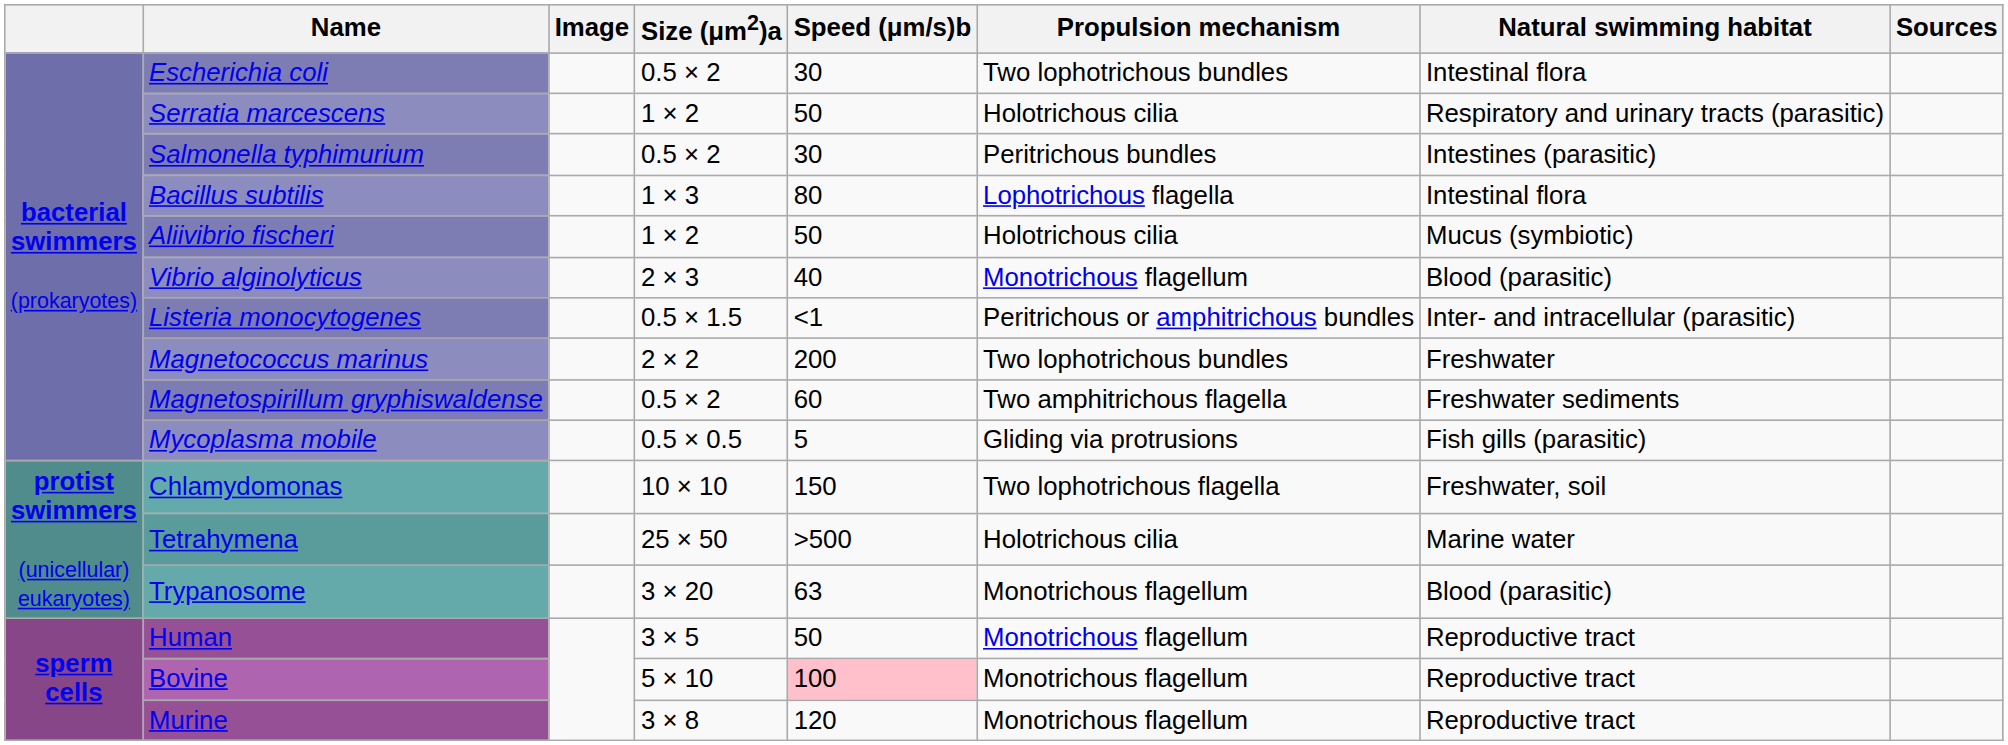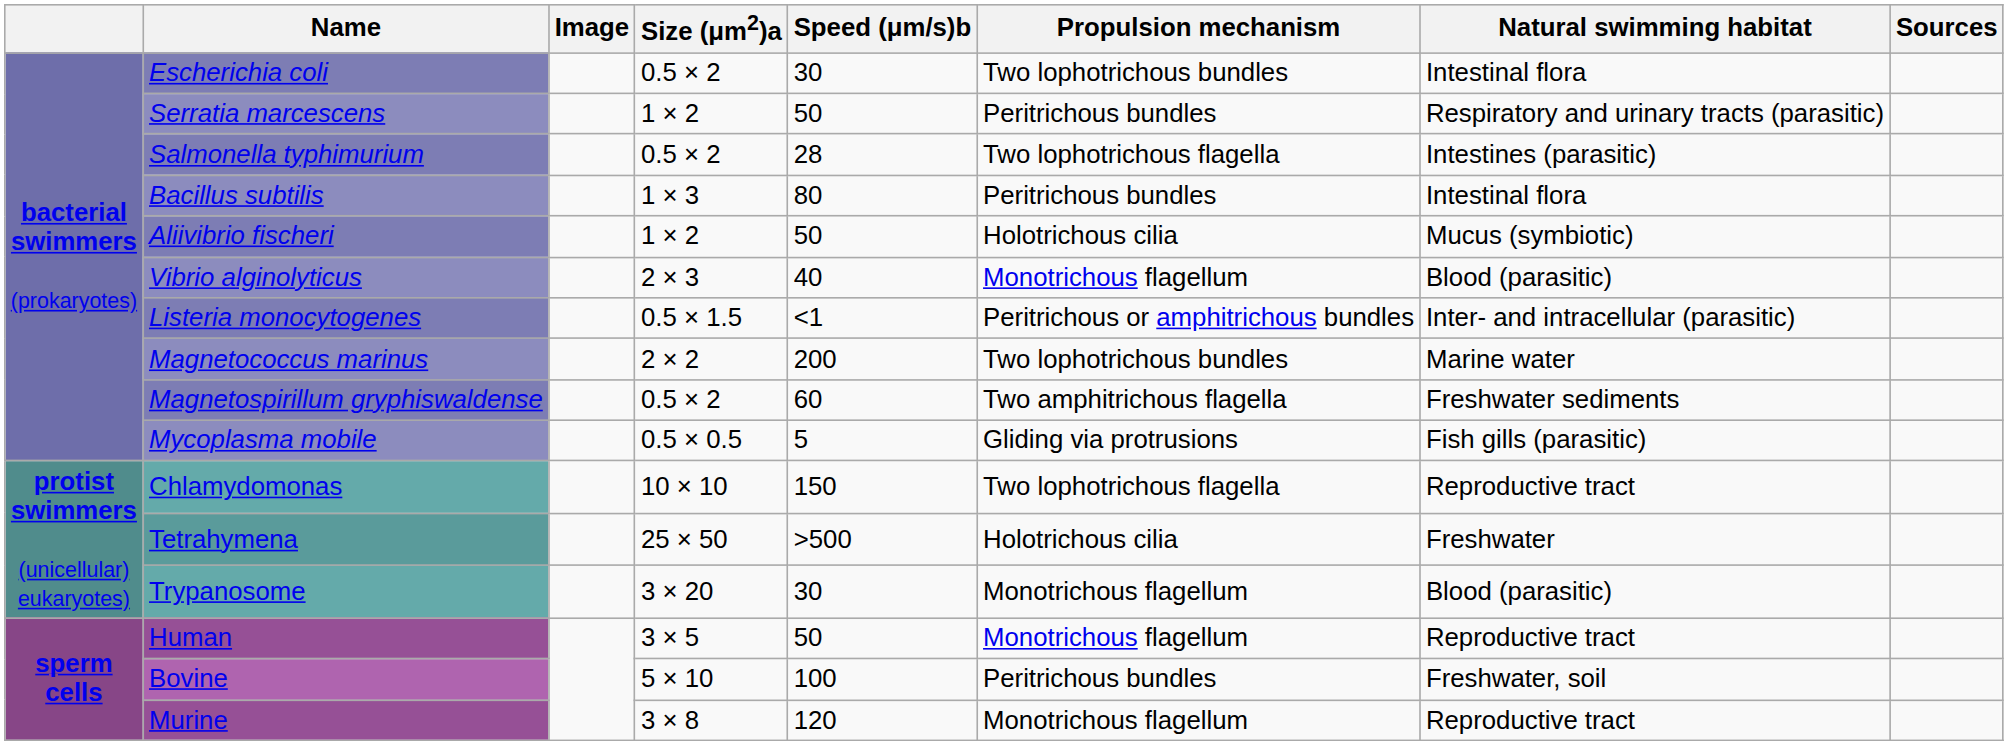(1080, 113) Holotrichous cilia -> (1100, 113) Peritrichous bundles
(808, 154) 30 -> (808, 154) 28
(1100, 154) Peritrichous bundles -> (1131, 154) Two lophotrichous flagella
(1108, 195) Lophotrichous flagella -> (1100, 195) Peritrichous bundles
(1490, 358) Freshwater -> (1500, 358) Marine water
(1516, 486) Freshwater, soil -> (1530, 486) Reproductive tract
(1500, 539) Marine water -> (1490, 539) Freshwater
(808, 591) 63 -> (808, 591) 30
(815, 678) pink background -> (815, 678) no background
(1116, 678) Monotrichous flagellum -> (1100, 678) Peritrichous bundles
(1530, 678) Reproductive tract -> (1516, 678) Freshwater, soil
